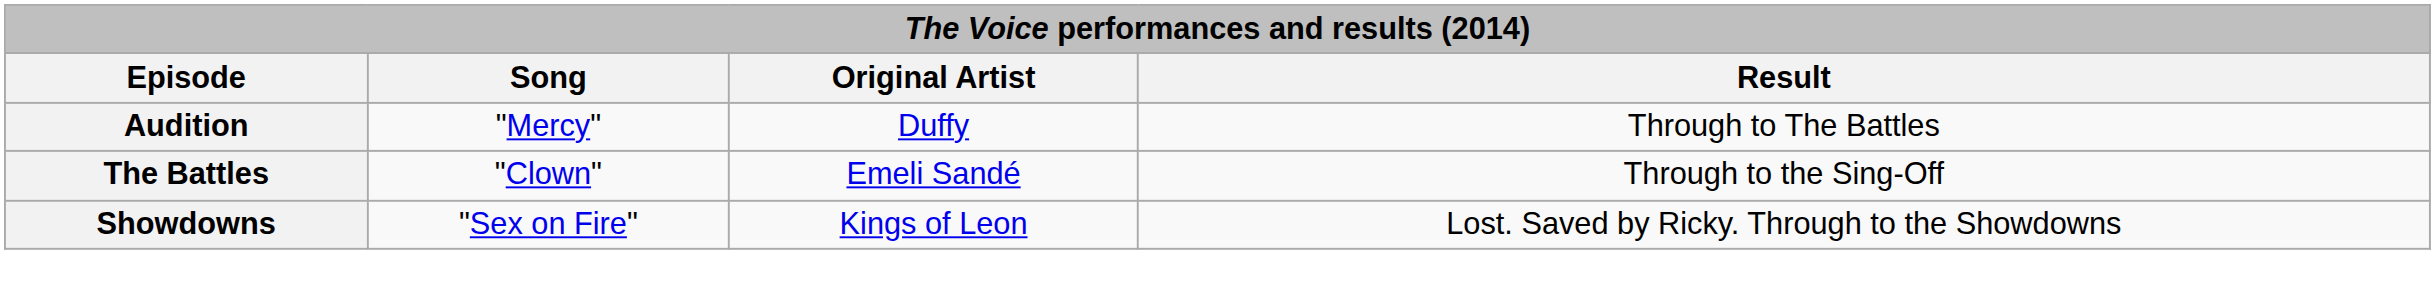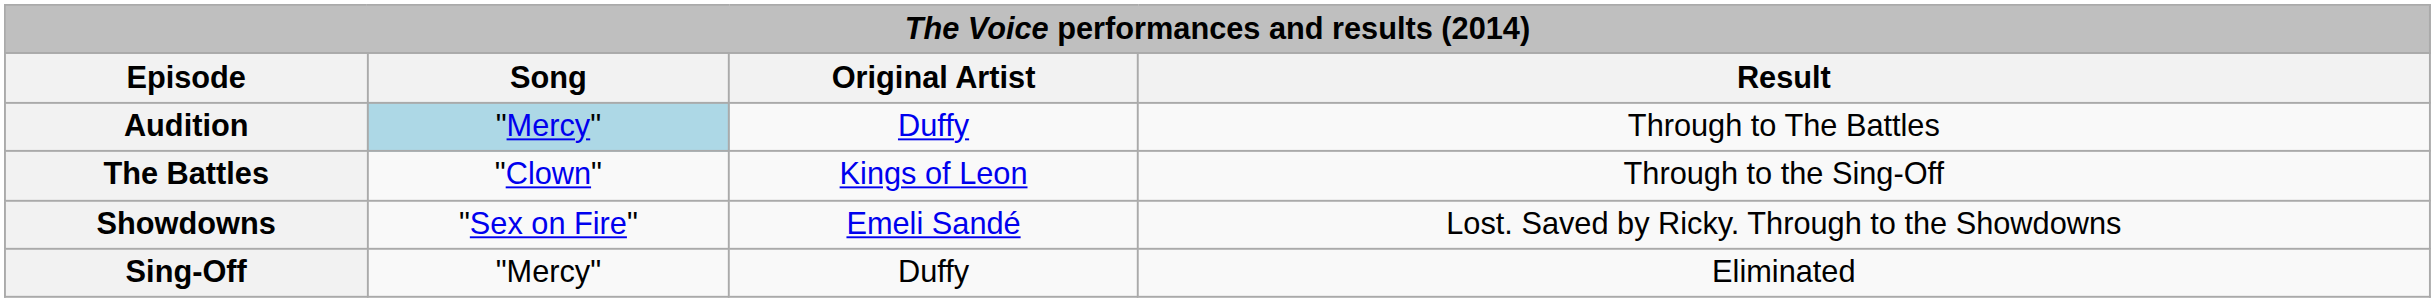(548, 126) no background -> (548, 126) lightblue background
(934, 175) Emeli Sandé -> (934, 175) Kings of Leon
(934, 223) Kings of Leon -> (934, 223) Emeli Sandé
+ row: (186, 272)
